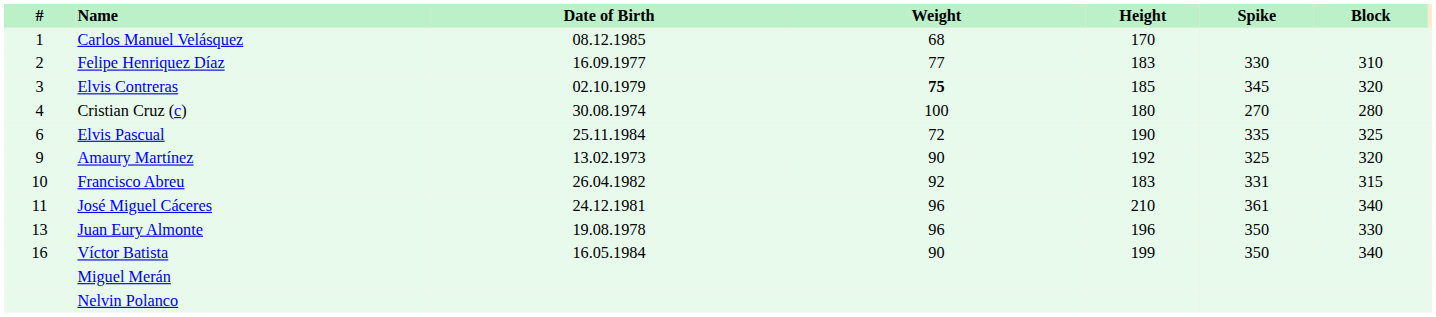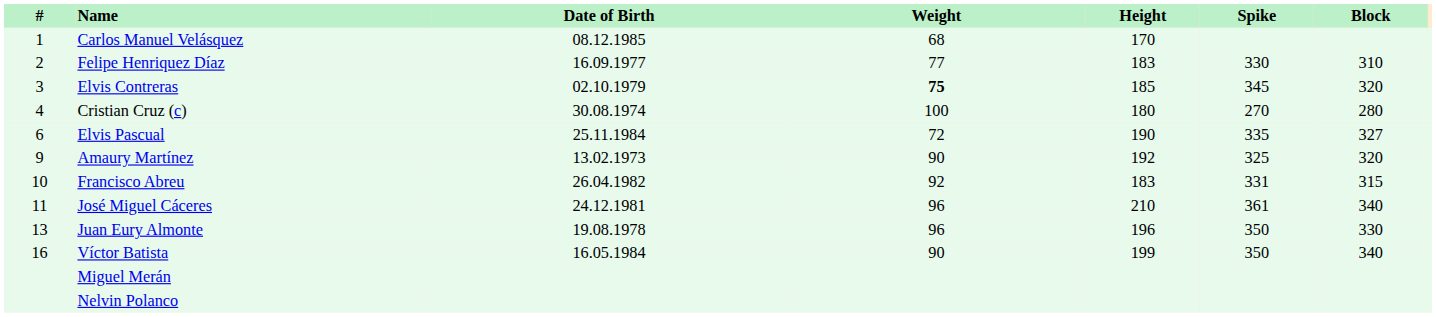(1371, 134) 325 -> (1371, 134) 327
